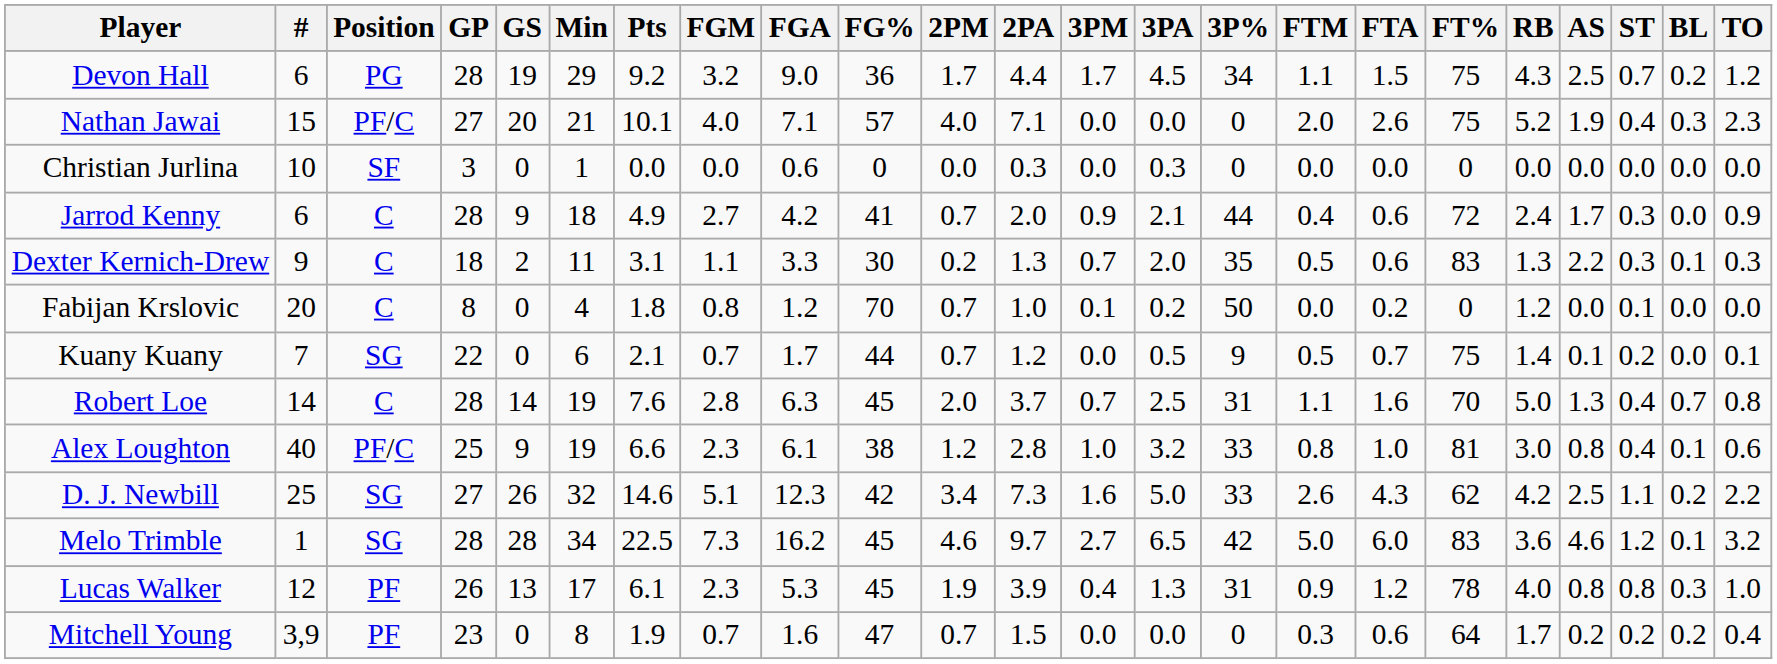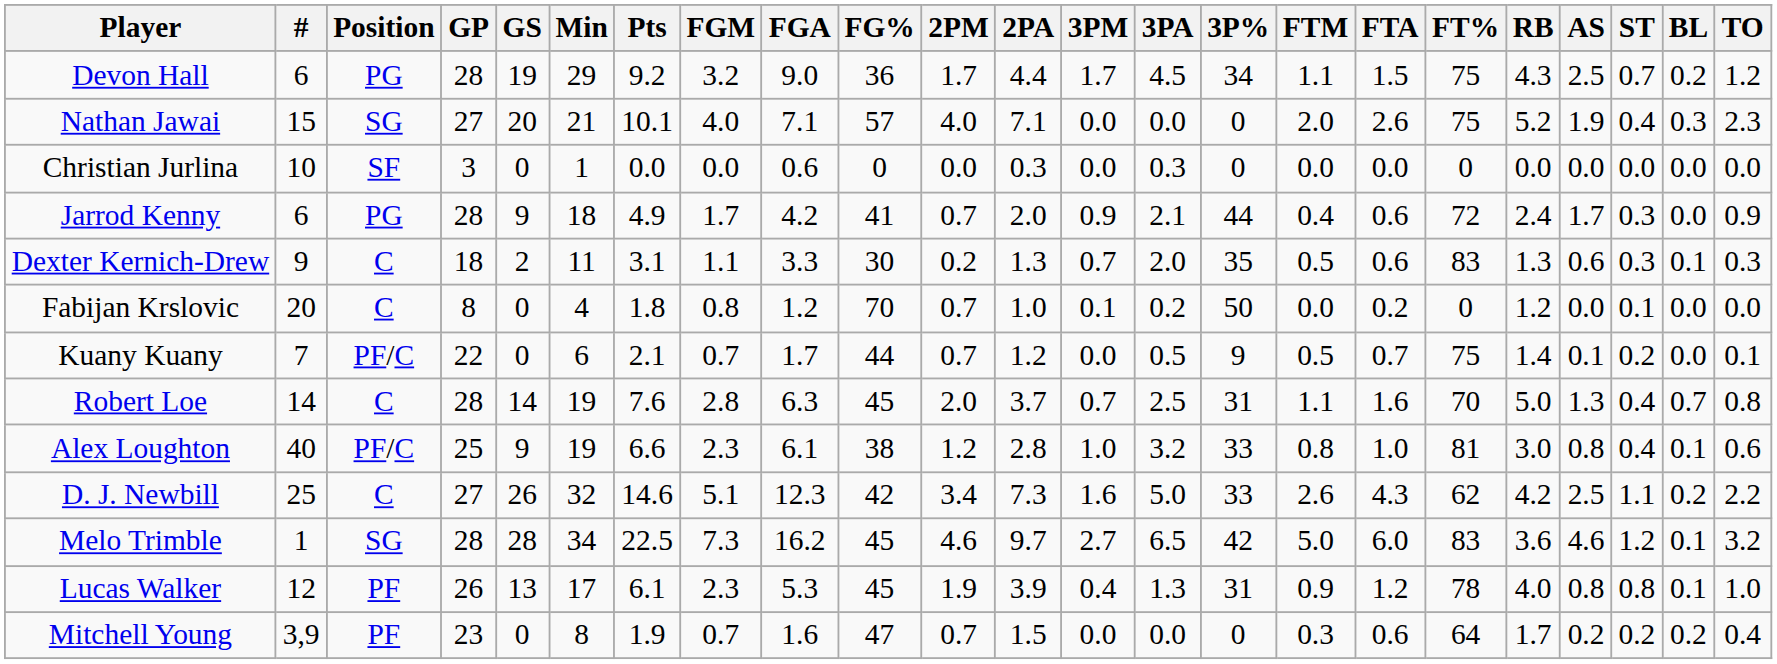(384, 121) PF/C -> (384, 121) SG
(384, 214) C -> (384, 214) PG
(721, 214) 2.7 -> (721, 214) 1.7
(1586, 261) 2.2 -> (1586, 261) 0.6
(384, 354) SG -> (384, 354) PF/C
(384, 494) SG -> (384, 494) C
(1688, 588) 0.3 -> (1688, 588) 0.1
